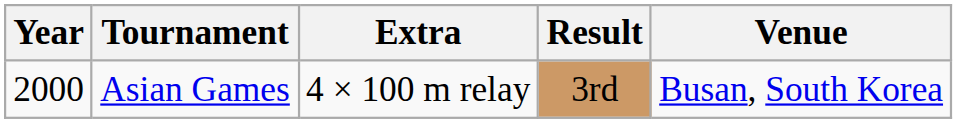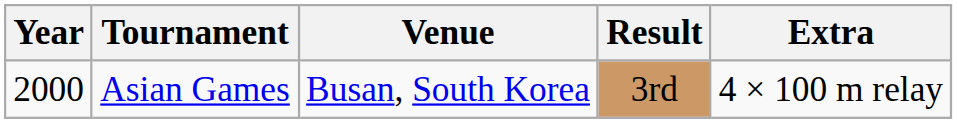columns swapped: (801, 32) <-> (418, 32)
